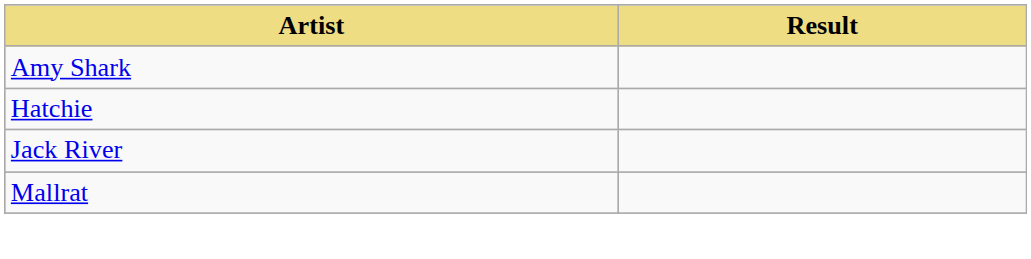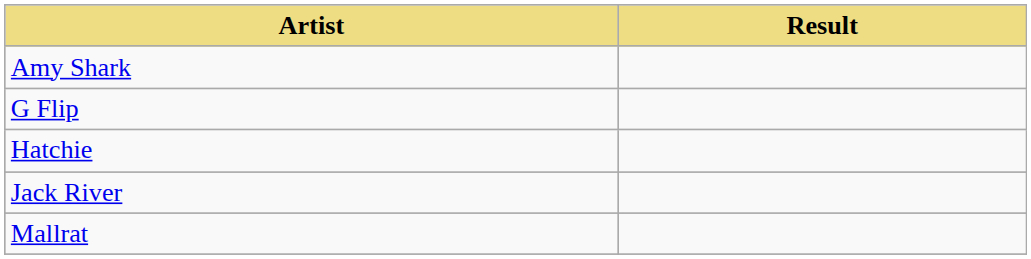+ row: (45, 108)
